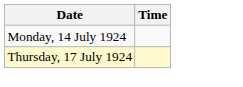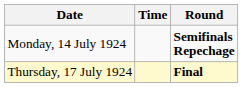+ column: (204, 15)
